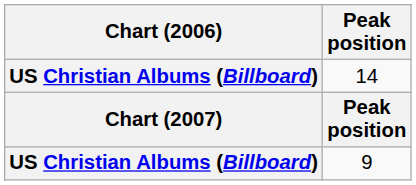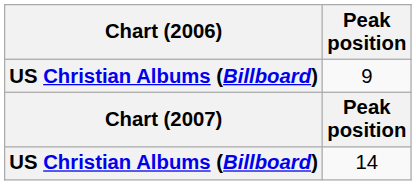rows swapped: (367, 163) <-> (367, 75)
